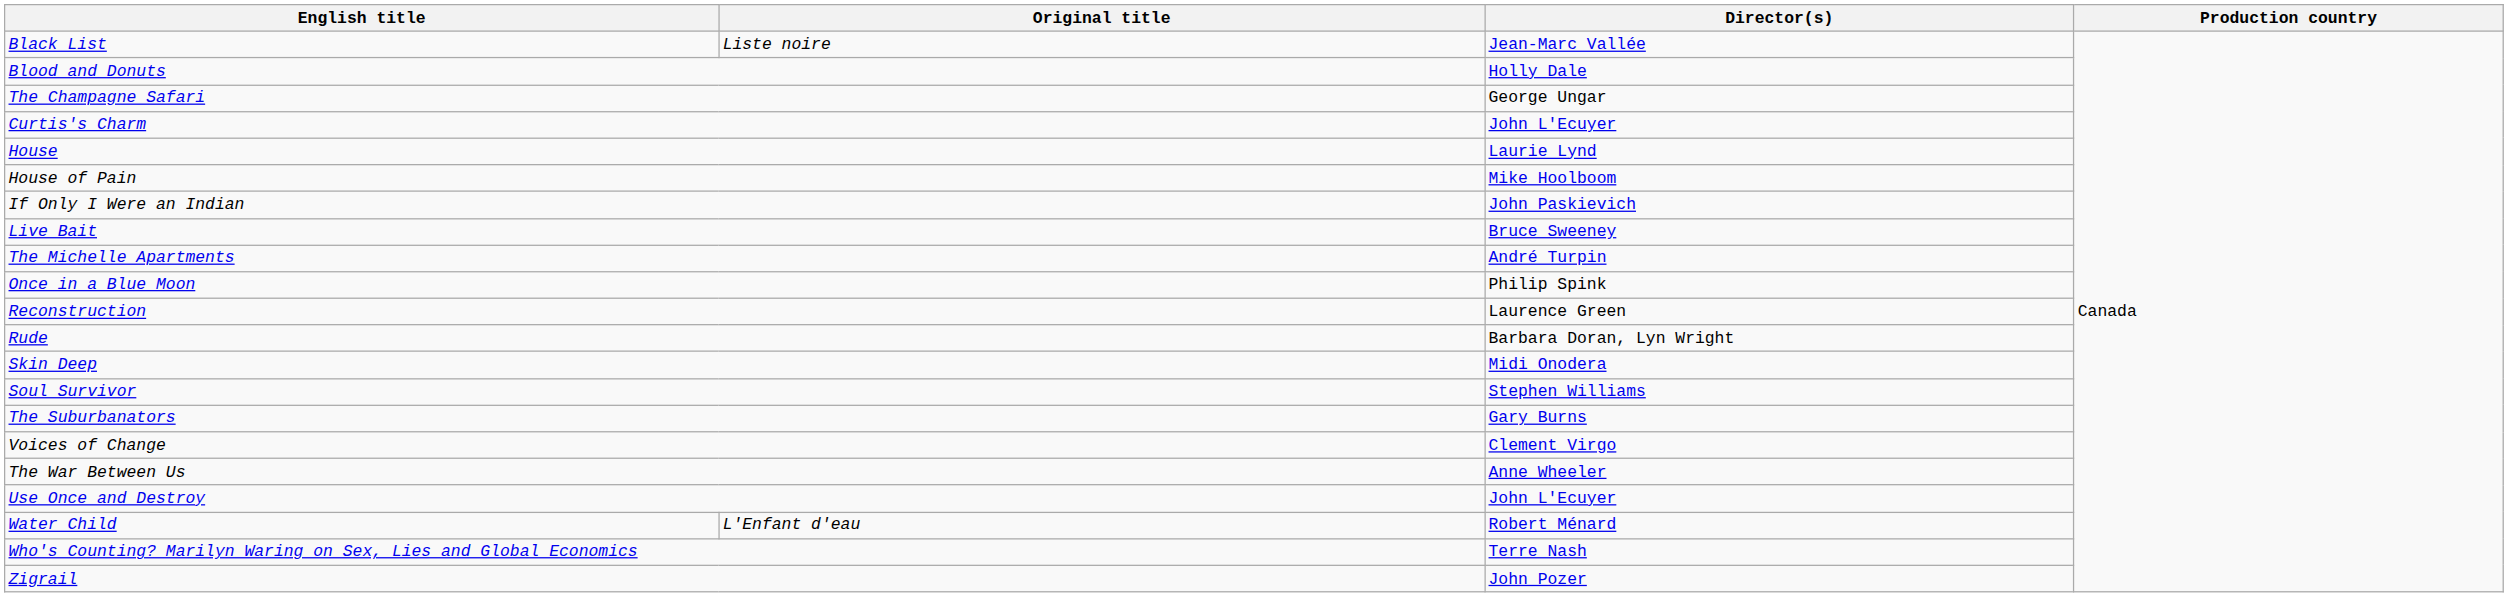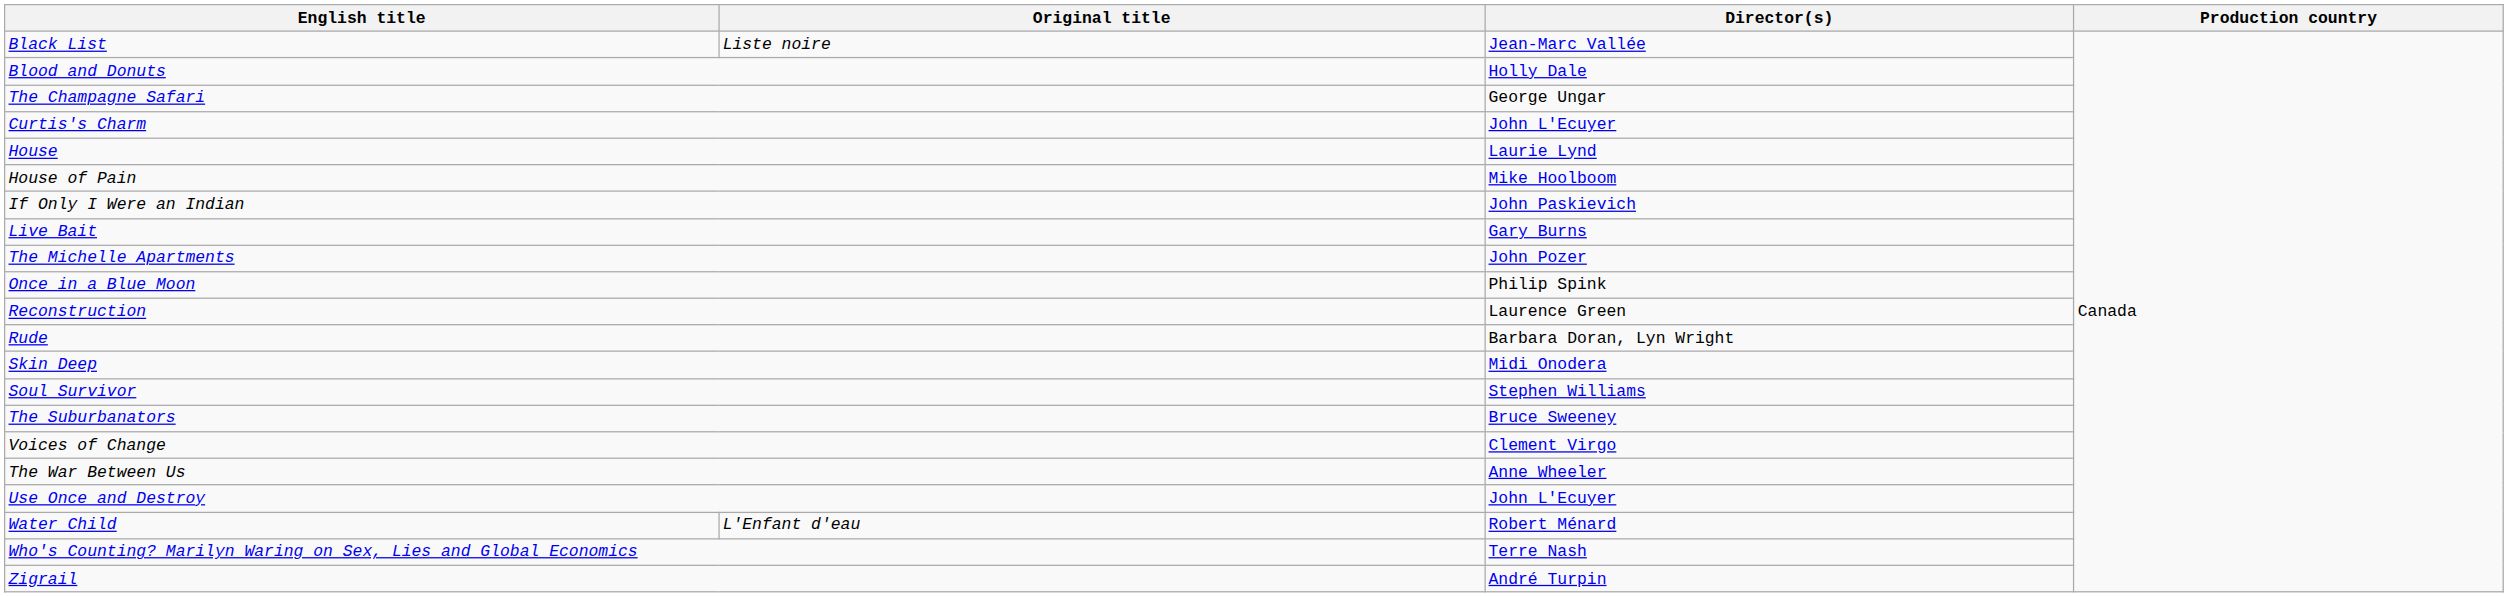(1552, 232) Bruce Sweeney -> (1538, 232) Gary Burns
(1548, 258) André Turpin -> (1538, 258) John Pozer
(1538, 418) Gary Burns -> (1552, 418) Bruce Sweeney
(1538, 579) John Pozer -> (1548, 579) André Turpin
